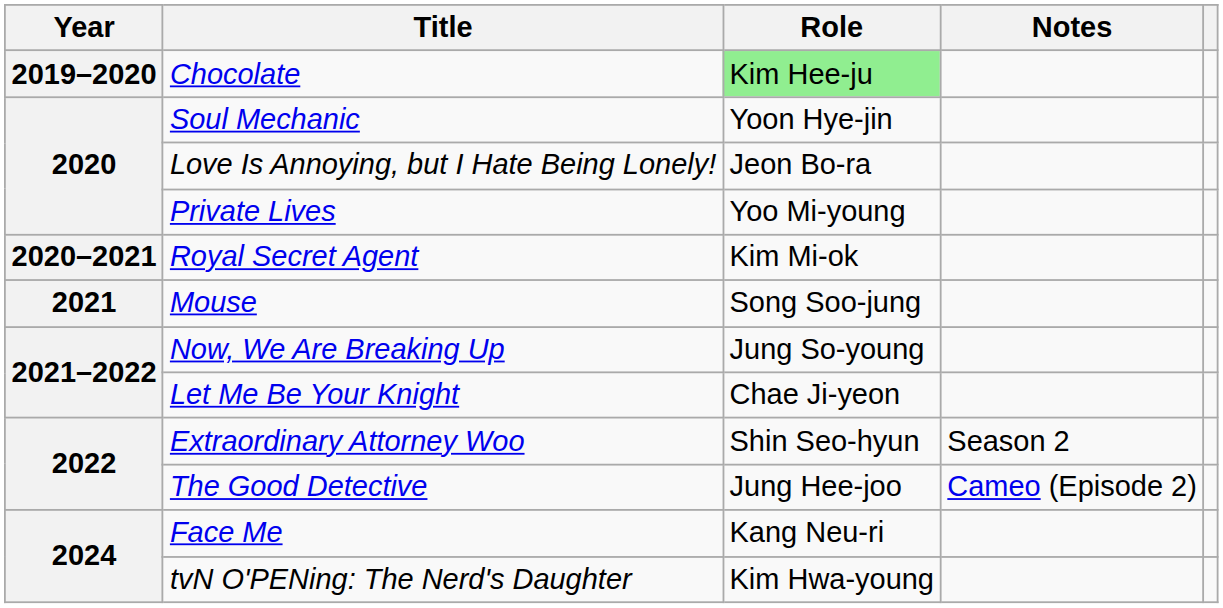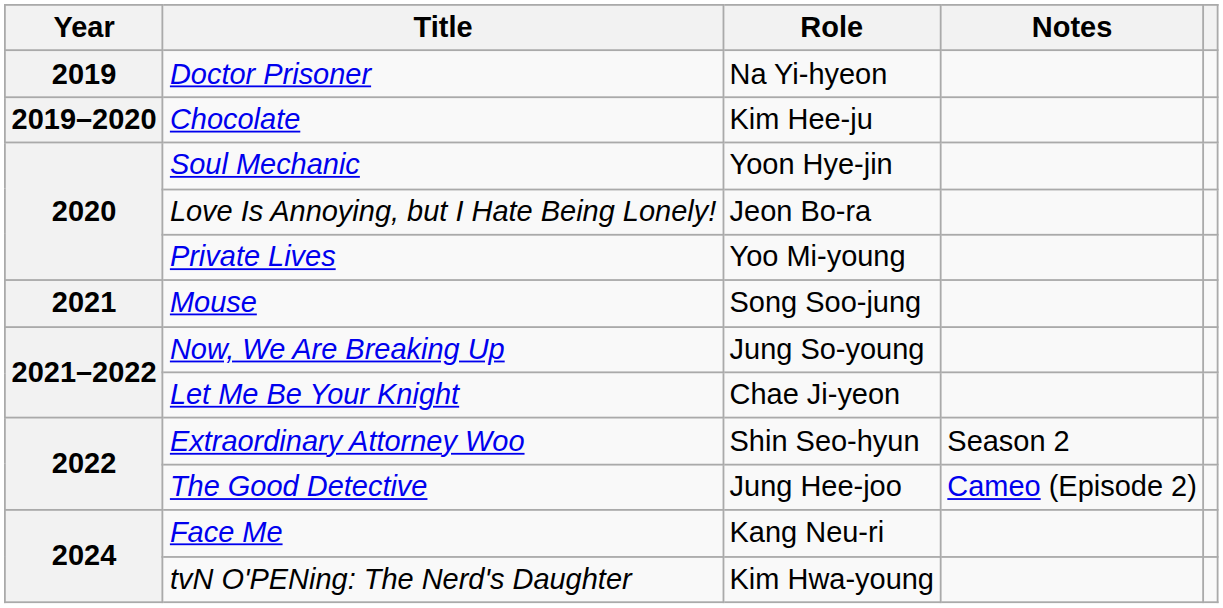+ row: (270, 73)
(801, 73) lightgreen background -> (801, 119) no background
- row: (294, 257)
